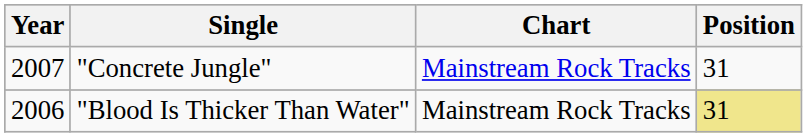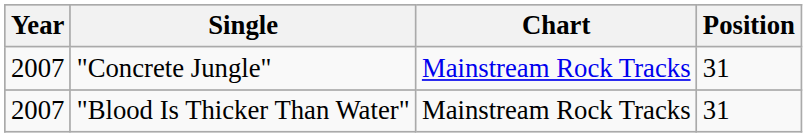(38, 110) 2006 -> (38, 110) 2007
(716, 110) khaki background -> (716, 110) no background
